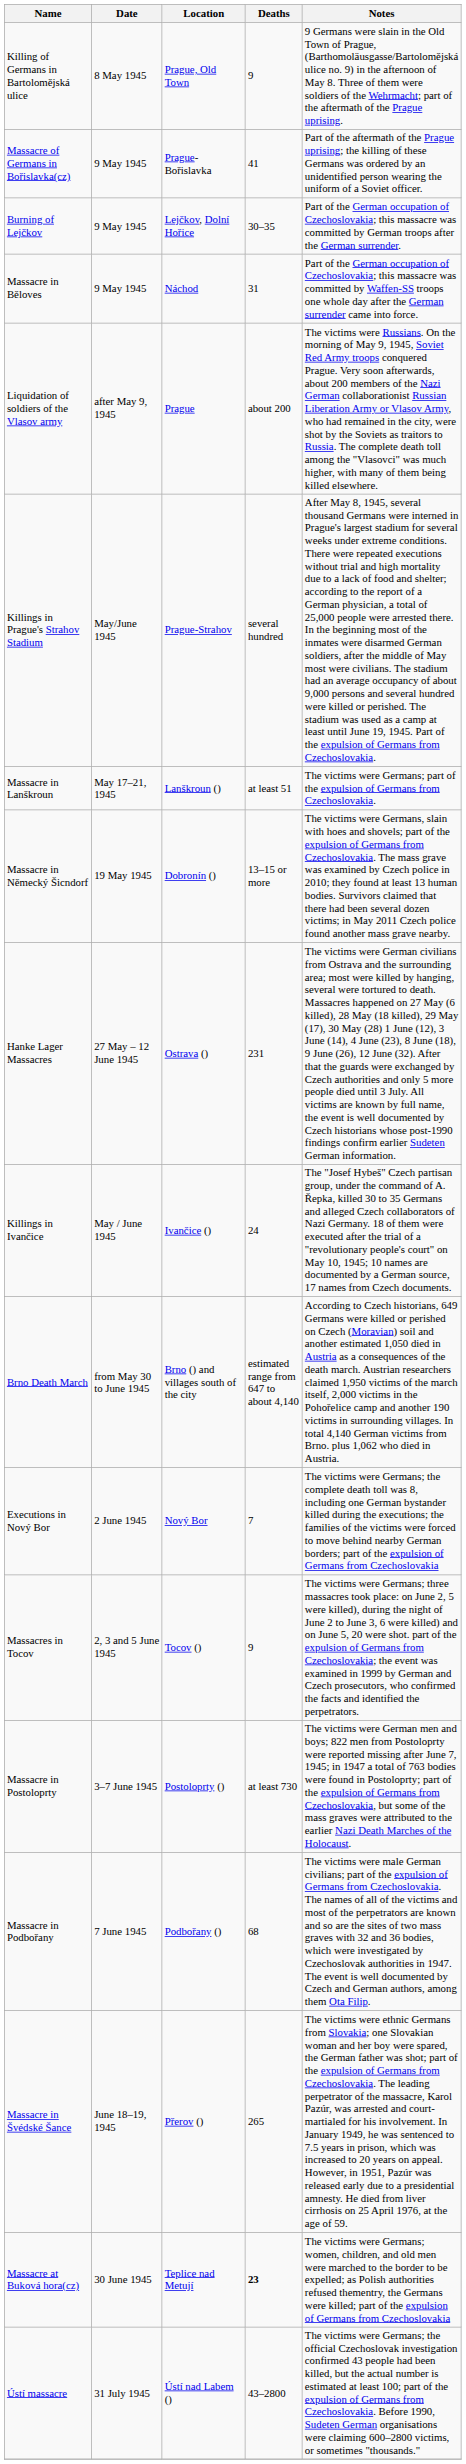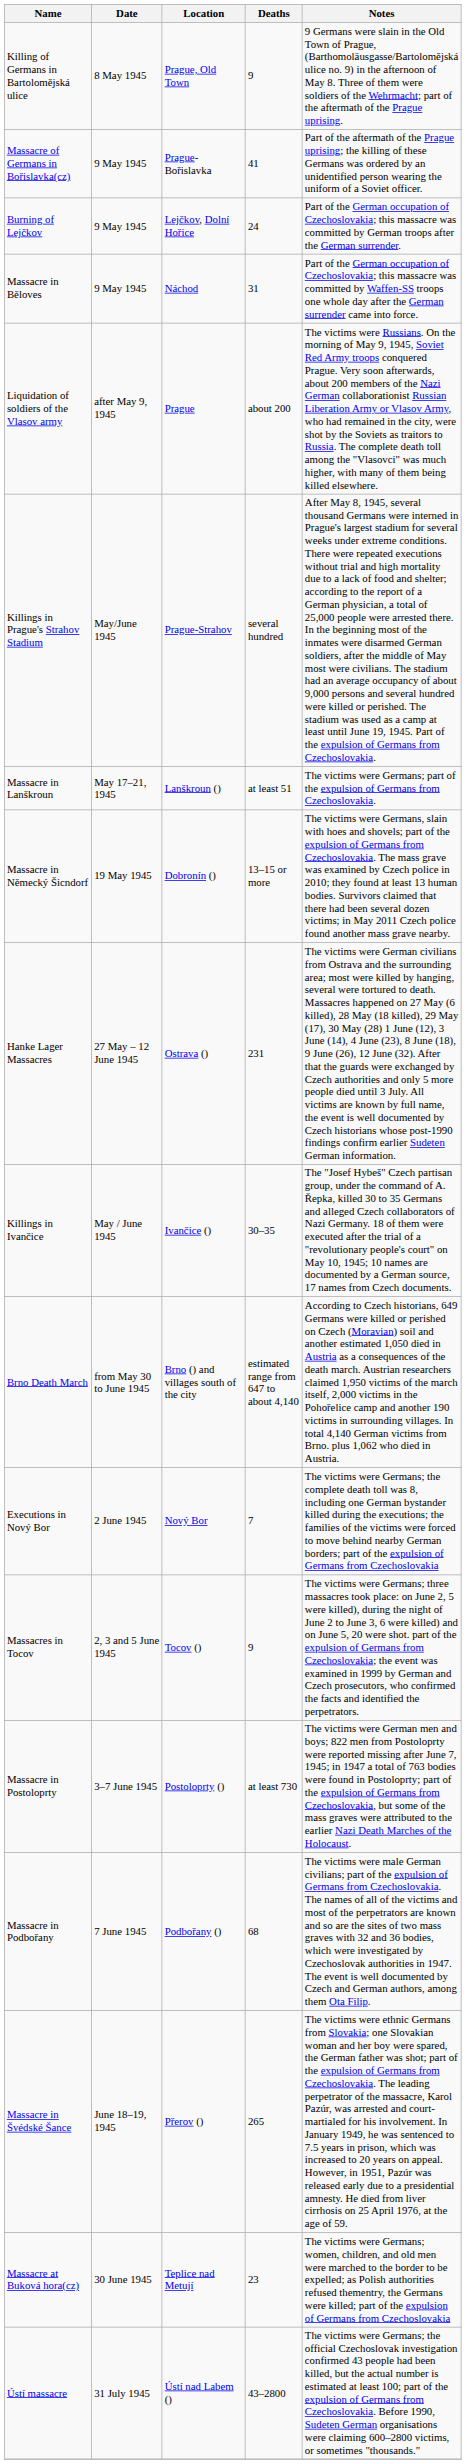(261, 226) 30–35 -> (253, 226) 24
(253, 1231) 24 -> (261, 1231) 30–35
(253, 2280) bold -> (253, 2280) normal
